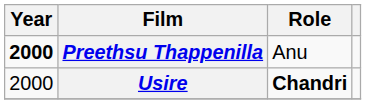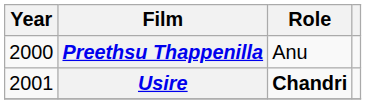(31, 51) bold -> (31, 51) normal
(31, 83) 2000 -> (31, 83) 2001
